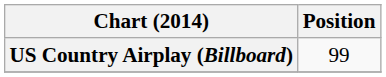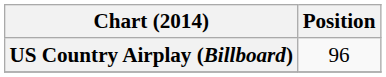(339, 54) 99 -> (339, 54) 96
